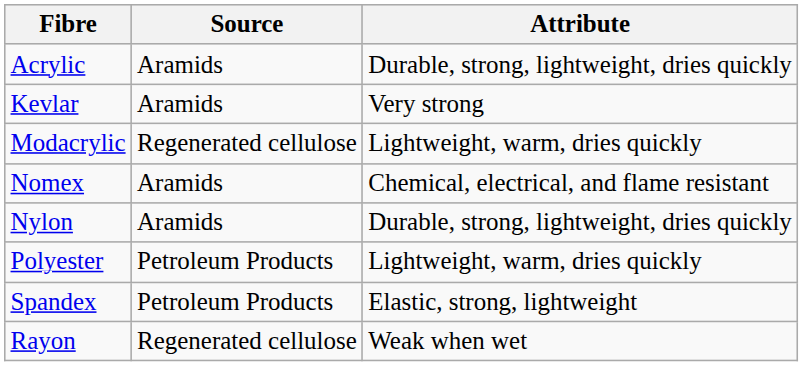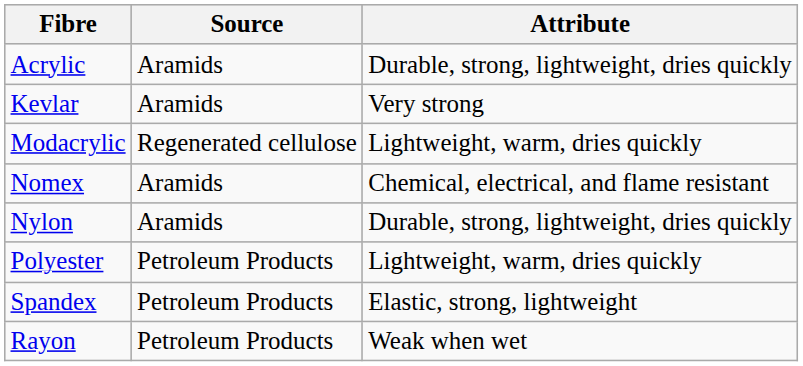(247, 340) Regenerated cellulose -> (235, 340) Petroleum Products
